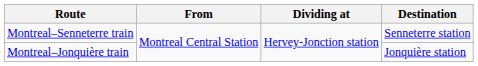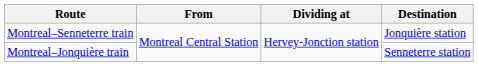(427, 33) Senneterre station -> (425, 33) Jonquière station
(425, 52) Jonquière station -> (427, 52) Senneterre station
